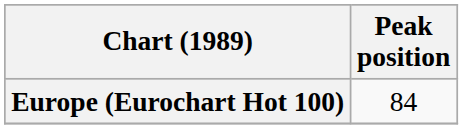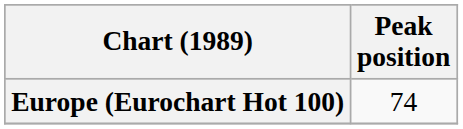(404, 100) 84 -> (404, 100) 74
